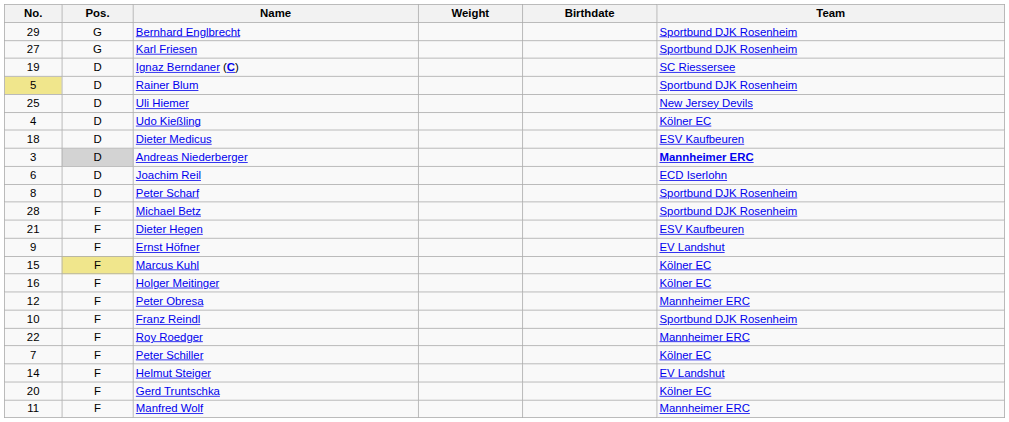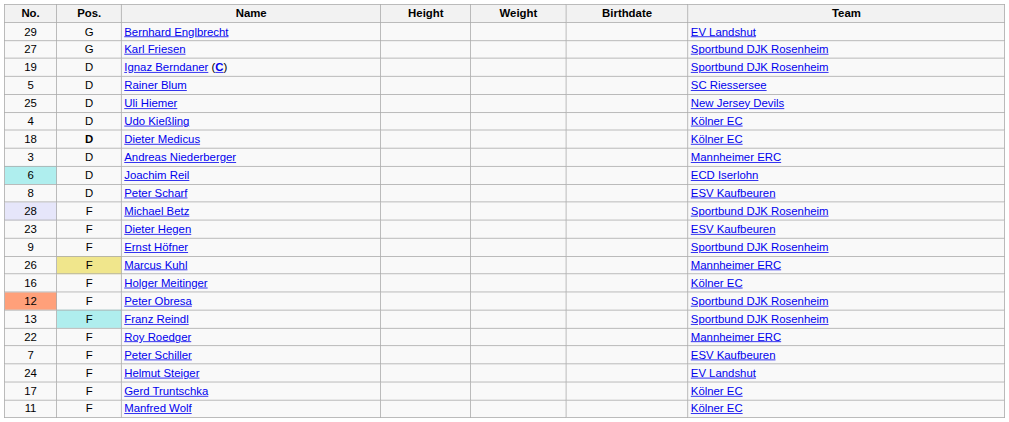+ column: (426, 14)
(728, 32) Sportbund DJK Rosenheim -> (723, 32) EV Landshut
(697, 68) SC Riessersee -> (760, 68) Sportbund DJK Rosenheim
(33, 86) khaki background -> (31, 86) no background
(728, 86) Sportbund DJK Rosenheim -> (729, 86) SC Riessersee
(98, 140) normal -> (89, 140) bold
(702, 140) ESV Kaufbeuren -> (717, 140) Kölner EC
(98, 158) lightgrey background -> (89, 158) no background
(707, 158) bold -> (736, 158) normal
(33, 176) no background -> (31, 176) paleturquoise background
(728, 193) Sportbund DJK Rosenheim -> (733, 193) ESV Kaufbeuren
(33, 211) no background -> (31, 211) lavender background
(33, 229) 21 -> (31, 229) 23
(692, 247) EV Landshut -> (760, 247) Sportbund DJK Rosenheim
(33, 265) 15 -> (31, 265) 26
(685, 265) Kölner EC -> (736, 265) Mannheimer ERC
(33, 301) no background -> (31, 301) lightsalmon background
(705, 301) Mannheimer ERC -> (760, 301) Sportbund DJK Rosenheim
(33, 319) 10 -> (31, 319) 13
(98, 319) no background -> (89, 319) paleturquoise background
(685, 355) Kölner EC -> (733, 355) ESV Kaufbeuren
(33, 373) 14 -> (31, 373) 24
(33, 391) 20 -> (31, 391) 17
(705, 409) Mannheimer ERC -> (717, 409) Kölner EC
